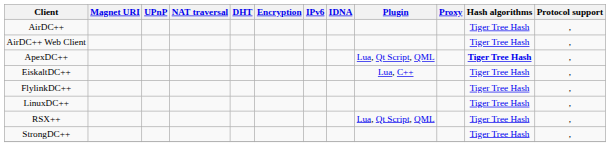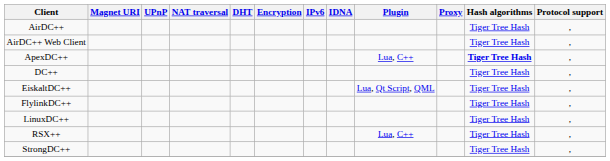(396, 57) Lua, Qt Script, QML -> (396, 57) Lua, C++
+ row: (46, 72)
(396, 72) Lua, C++ -> (396, 88) Lua, Qt Script, QML
(396, 118) Lua, Qt Script, QML -> (396, 133) Lua, C++
